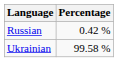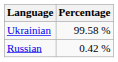rows swapped: (29, 48) <-> (24, 30)
